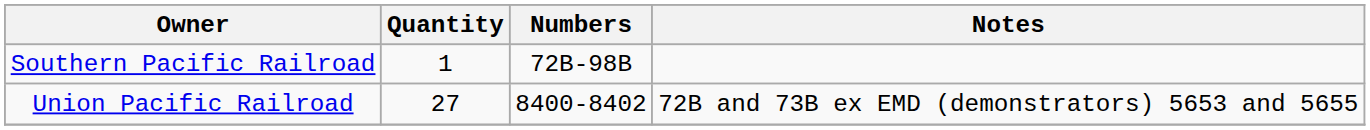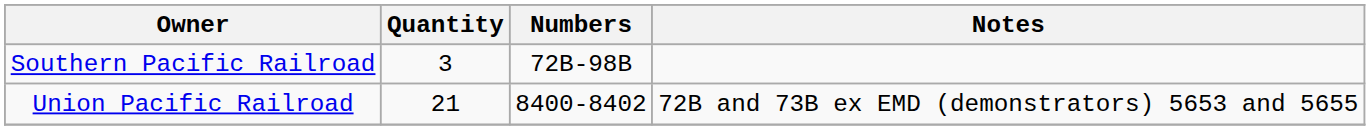(445, 64) 1 -> (445, 64) 3
(445, 104) 27 -> (445, 104) 21
